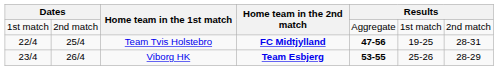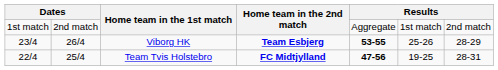rows swapped: (168, 42) <-> (168, 57)
